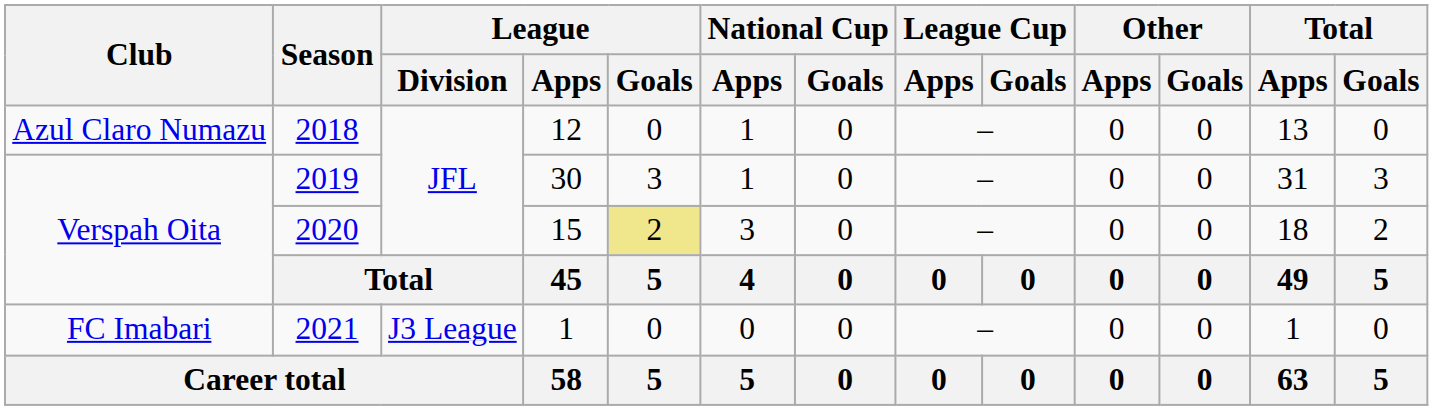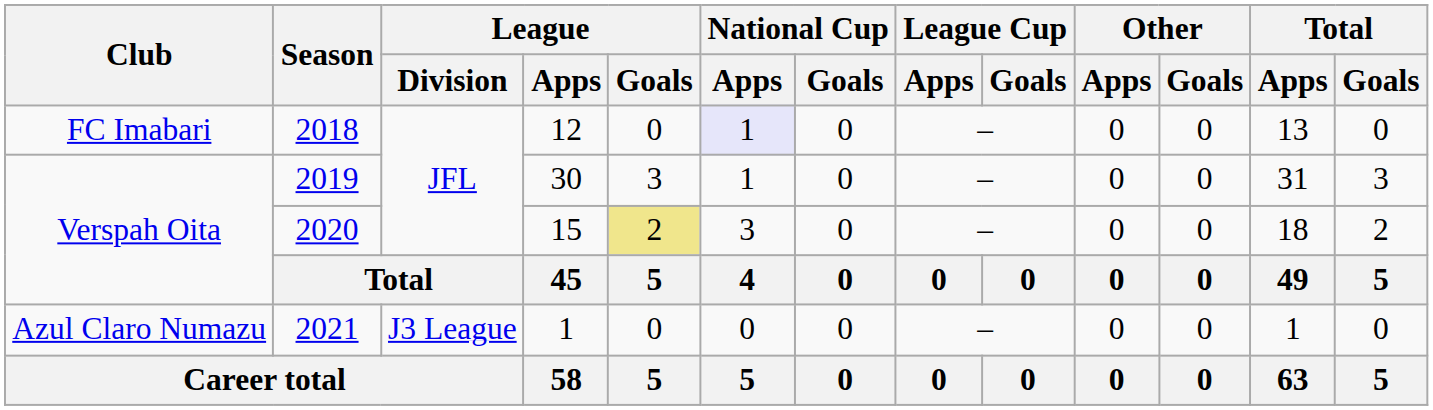(139, 129) Azul Claro Numazu -> (139, 129) FC Imabari
(747, 129) no background -> (747, 129) lavender background
(139, 329) FC Imabari -> (139, 329) Azul Claro Numazu
